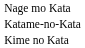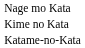rows swapped: (36, 40) <-> (43, 24)
